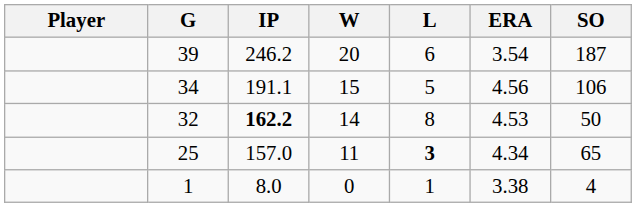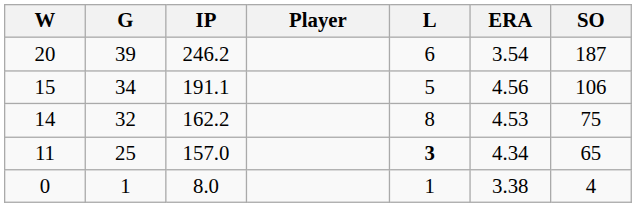columns swapped: (76, 20) <-> (349, 20)
(269, 119) bold -> (206, 119) normal
(591, 119) 50 -> (591, 119) 75
